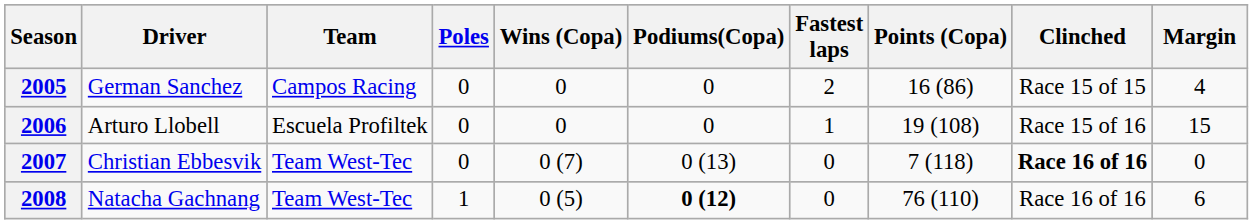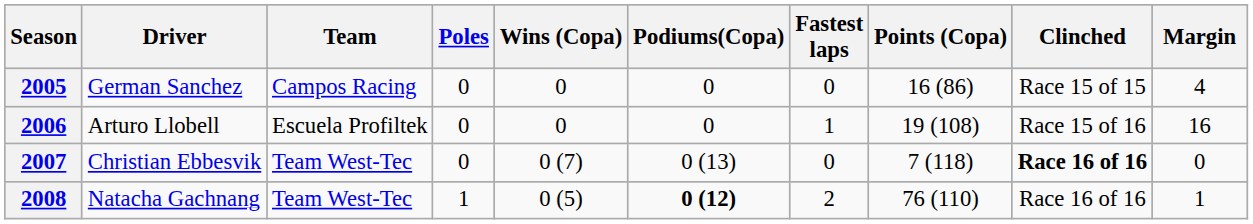(829, 87) 2 -> (829, 87) 0
(1200, 124) 15 -> (1200, 124) 16
(829, 199) 0 -> (829, 199) 2
(1200, 199) 6 -> (1200, 199) 1
